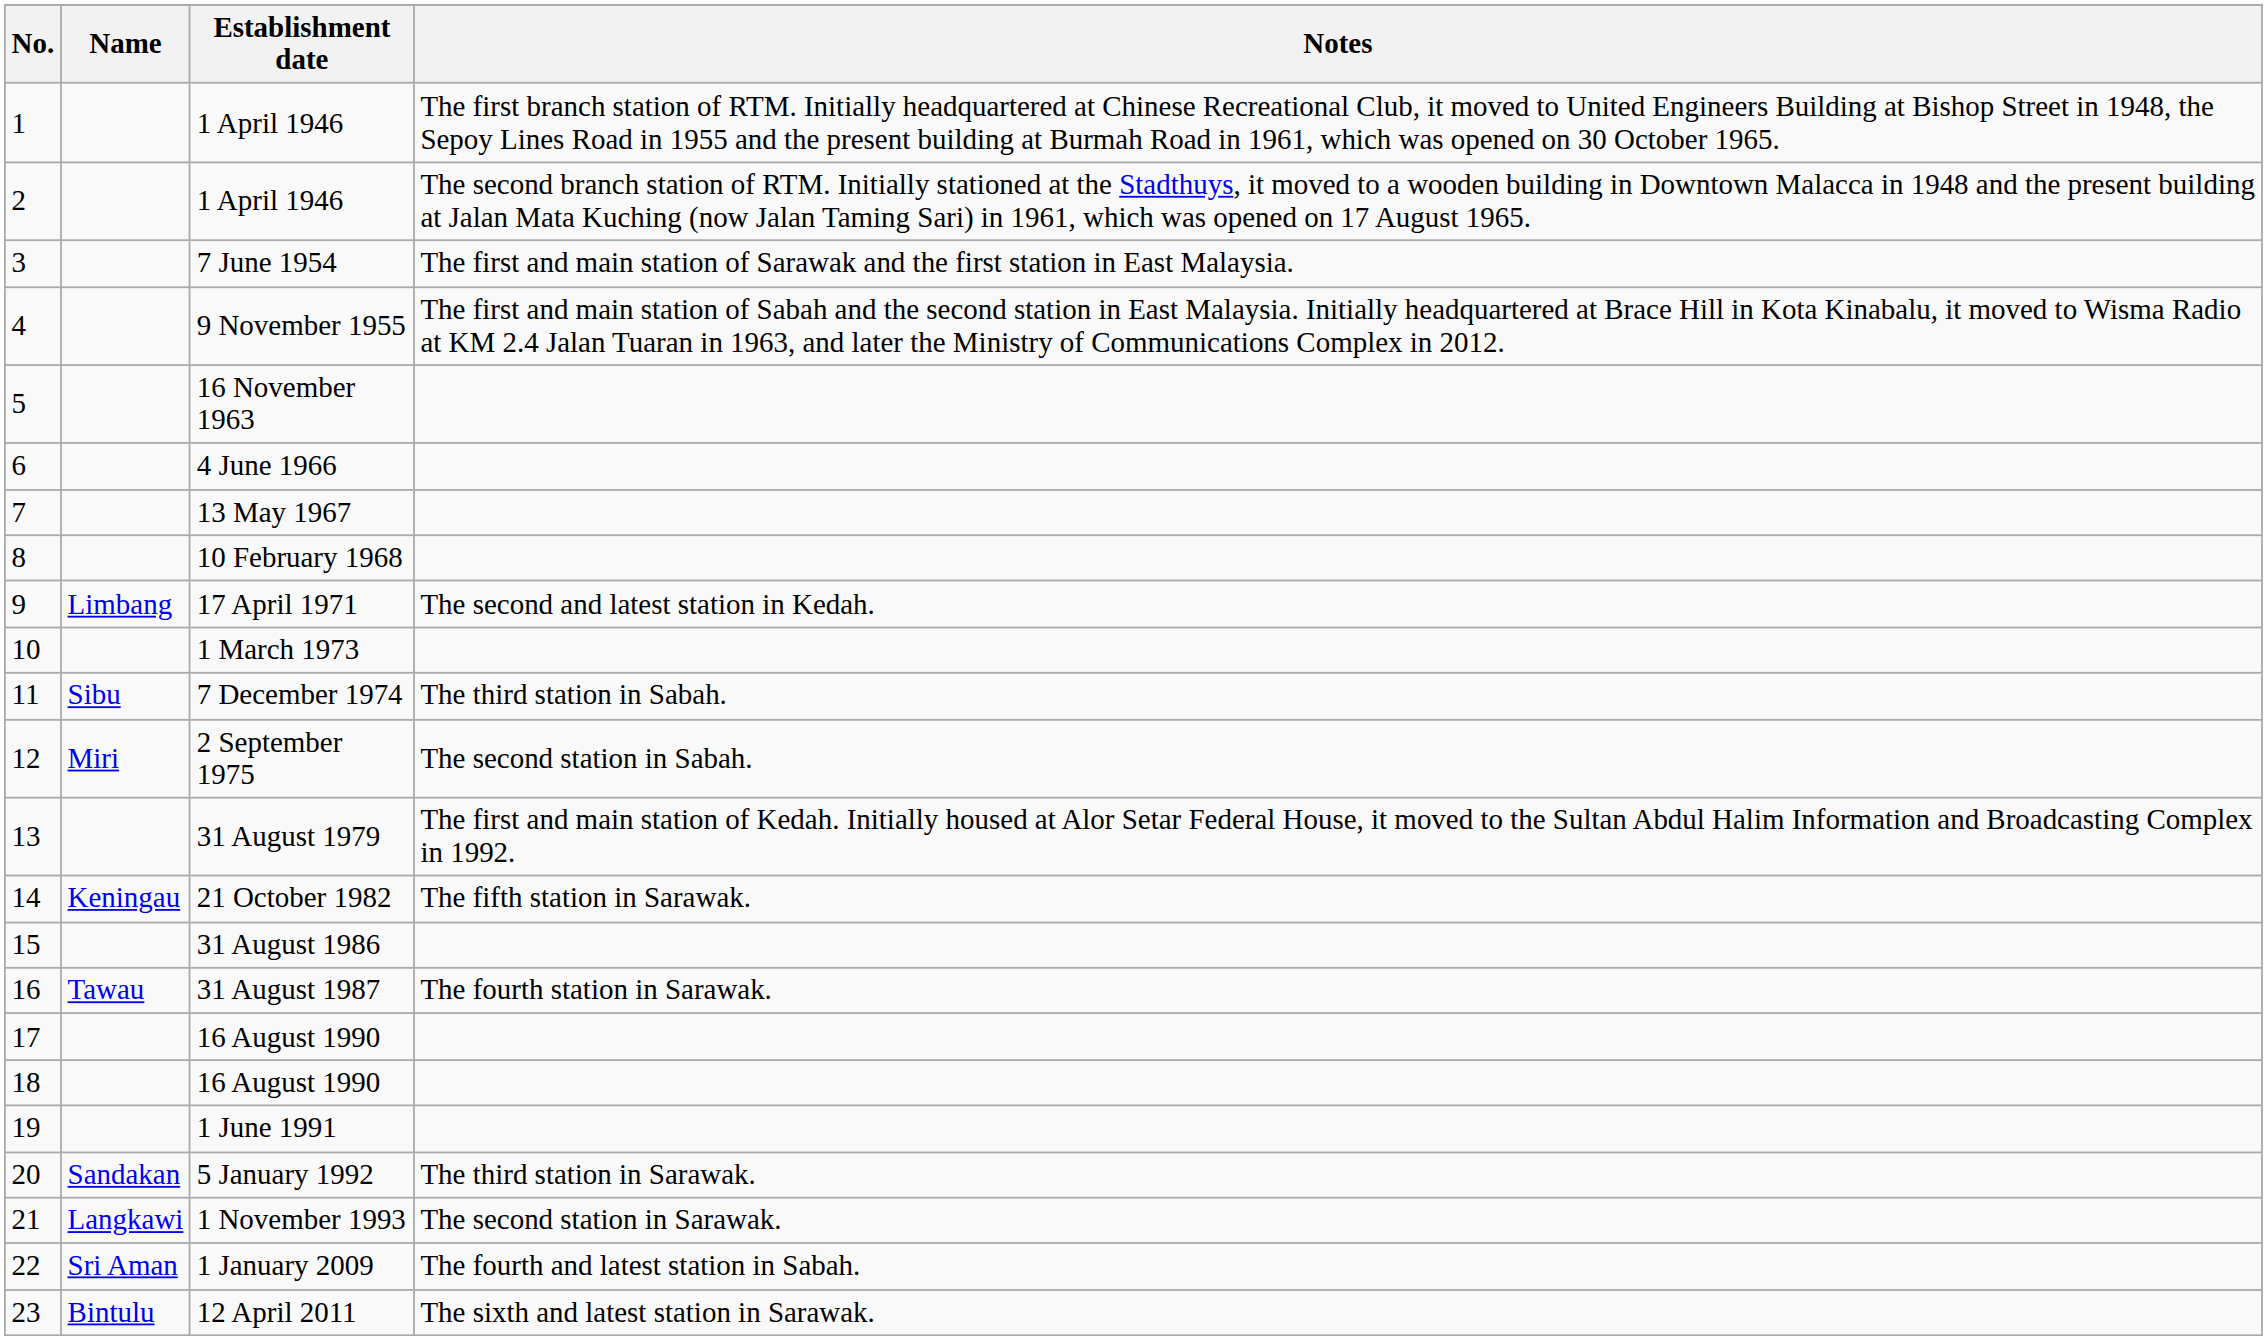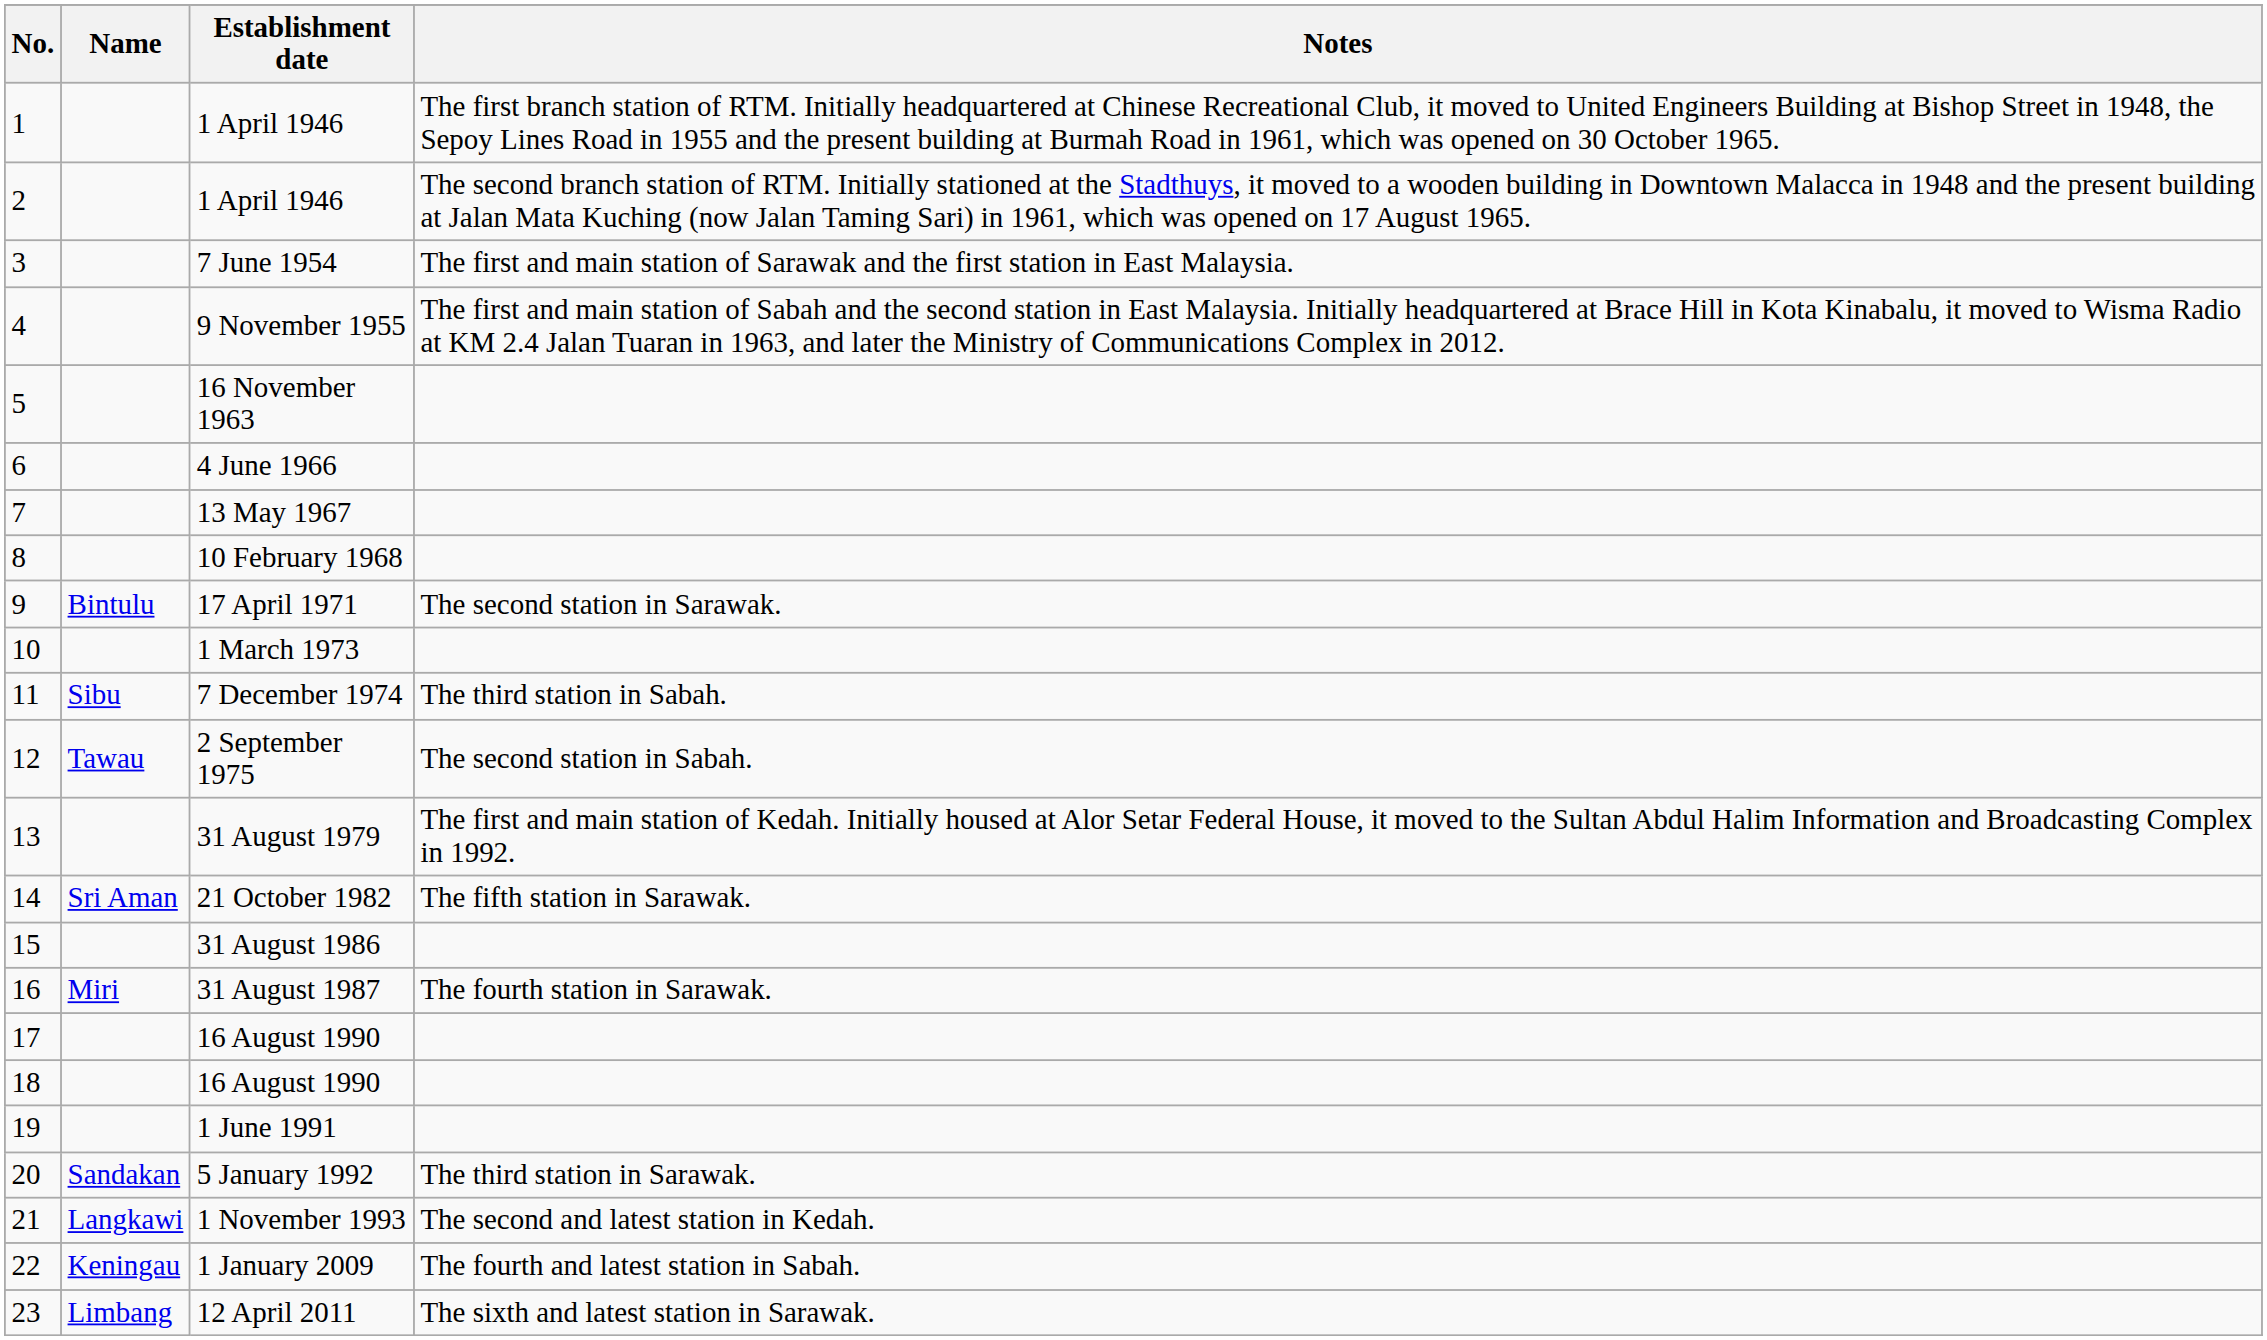(120, 603) Limbang -> (111, 603) Bintulu
(648, 603) The second and latest station in Kedah. -> (601, 603) The second station in Sarawak.
(93, 757) Miri -> (106, 757) Tawau
(124, 898) Keningau -> (123, 898) Sri Aman
(106, 990) Tawau -> (93, 990) Miri
(601, 1220) The second station in Sarawak. -> (648, 1220) The second and latest station in Kedah.
(123, 1265) Sri Aman -> (124, 1265) Keningau
(111, 1311) Bintulu -> (120, 1311) Limbang
